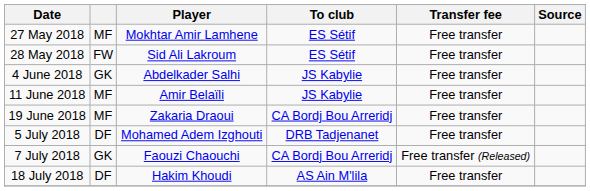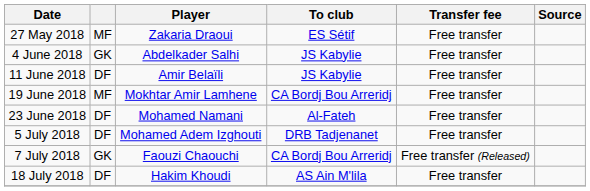(192, 34) Mokhtar Amir Lamhene -> (191, 34) Zakaria Draoui
- row: (47, 54)
(103, 95) MF -> (103, 75) DF
(192, 115) Zakaria Draoui -> (191, 95) Mokhtar Amir Lamhene
+ row: (47, 115)
